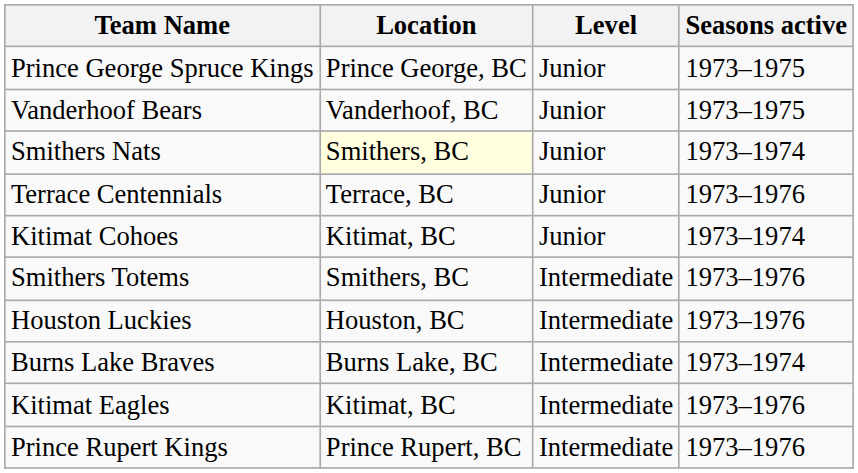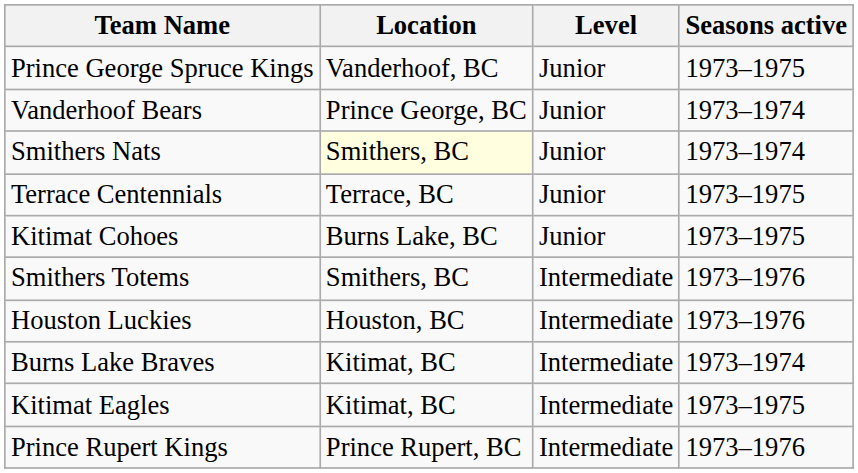(426, 67) Prince George, BC -> (412, 67) Vanderhoof, BC
(412, 109) Vanderhoof, BC -> (426, 109) Prince George, BC
(745, 109) 1973–1975 -> (745, 109) 1973–1974
(745, 194) 1973–1976 -> (745, 194) 1973–1975
(391, 236) Kitimat, BC -> (412, 236) Burns Lake, BC
(745, 236) 1973–1974 -> (745, 236) 1973–1975
(412, 362) Burns Lake, BC -> (391, 362) Kitimat, BC
(745, 404) 1973–1976 -> (745, 404) 1973–1975
